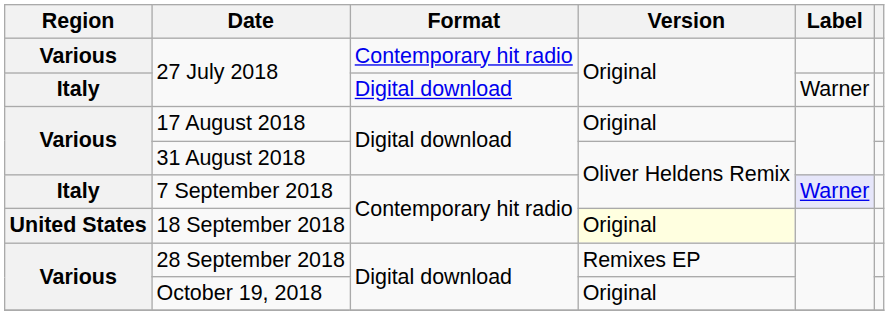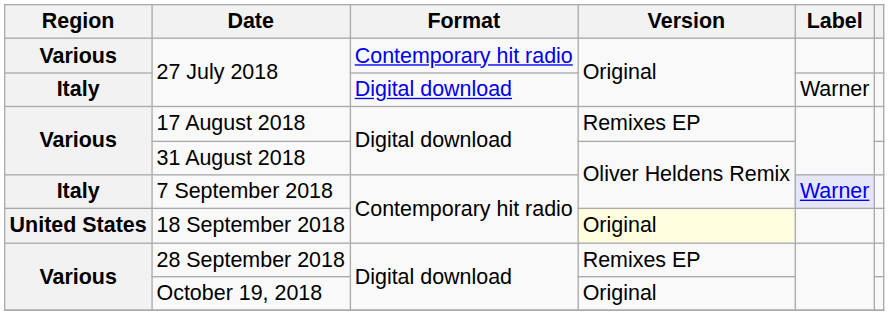(620, 123) Original -> (642, 123) Remixes EP
